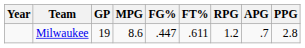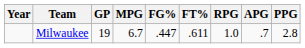(136, 33) 8.6 -> (136, 33) 6.7
(231, 33) 1.2 -> (231, 33) 1.0
